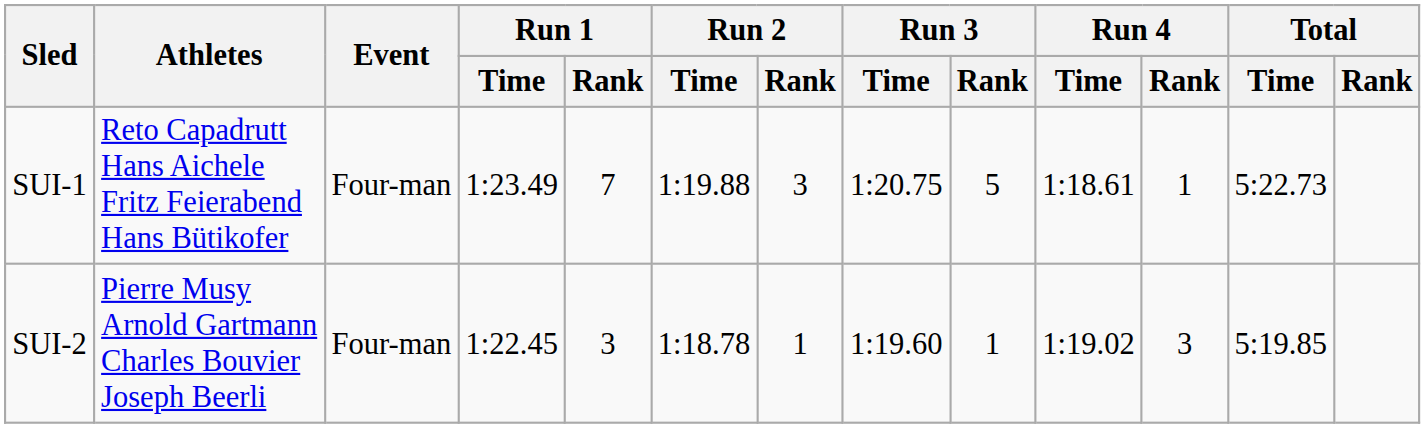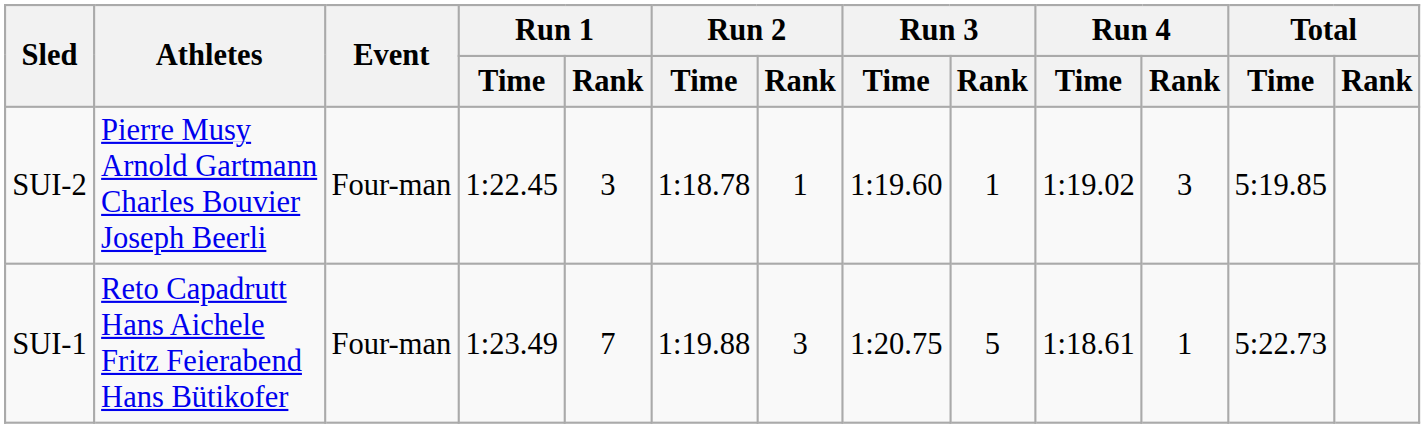rows swapped: (50, 184) <-> (50, 343)
